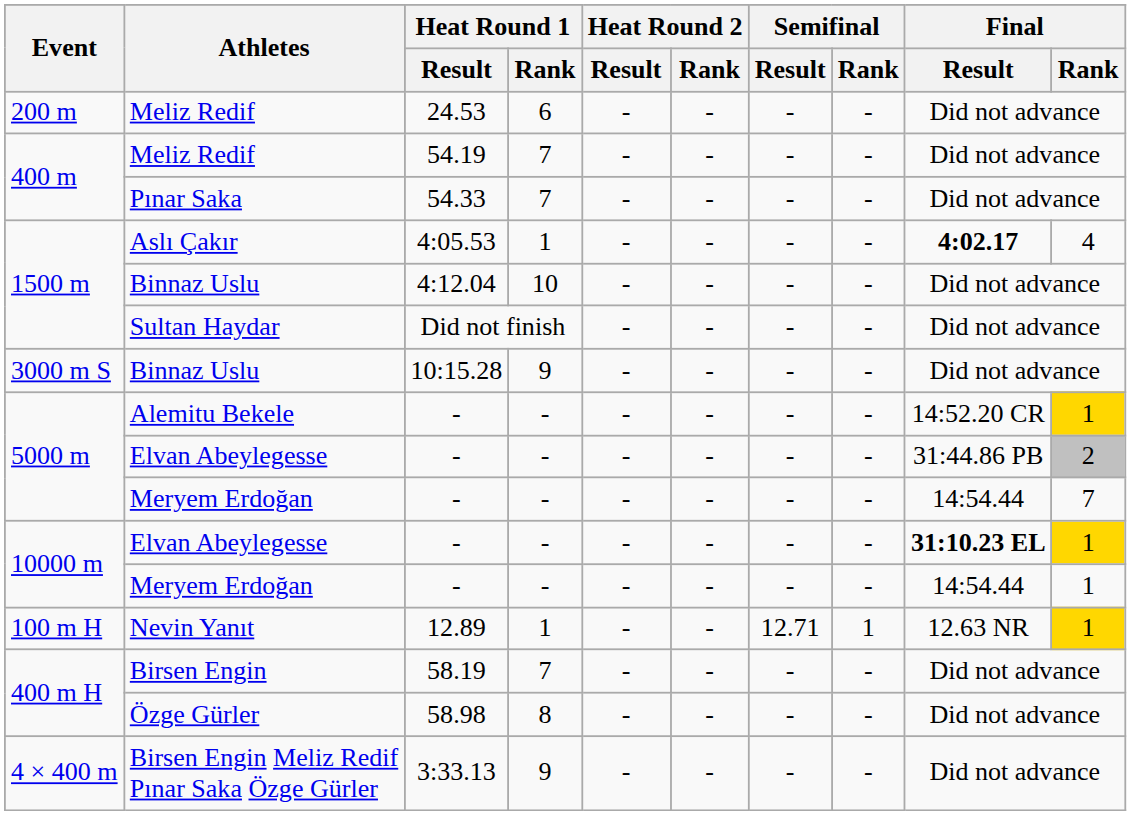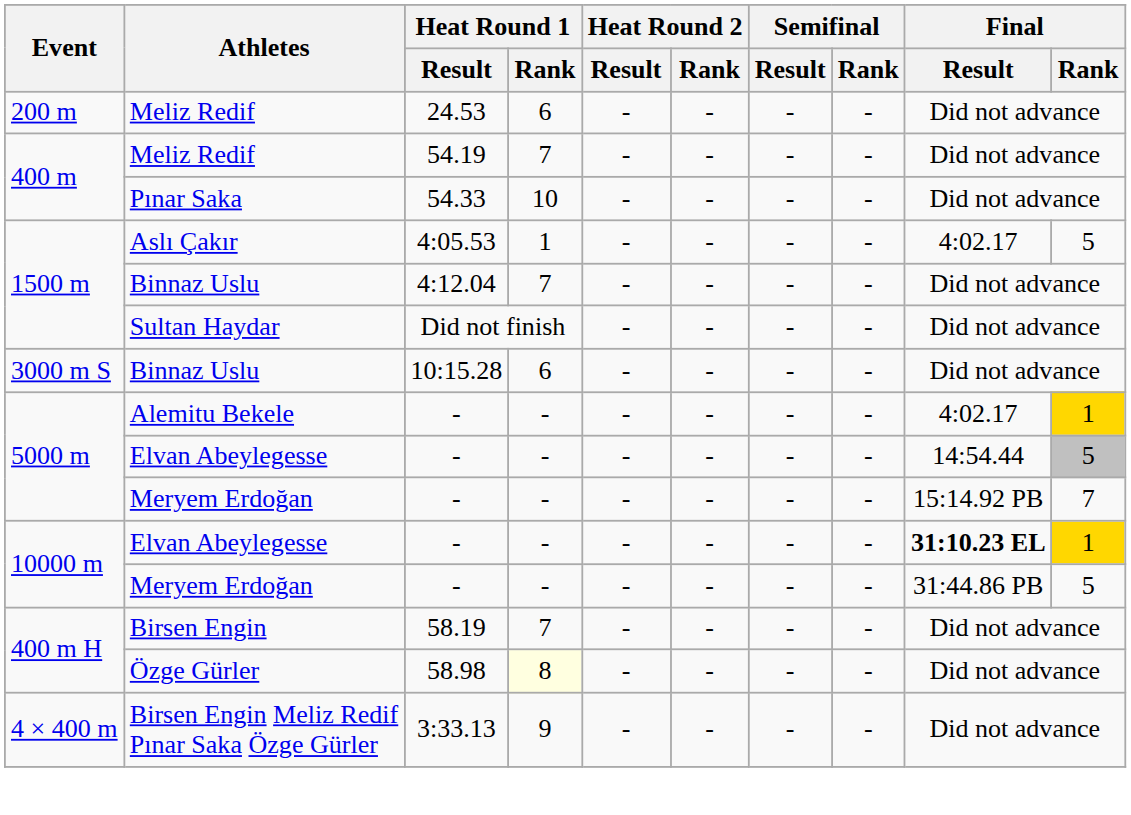(545, 198) 7 -> (545, 198) 10
(978, 241) bold -> (978, 241) normal
(1088, 241) 4 -> (1088, 241) 5
(545, 284) 10 -> (545, 284) 7
(545, 370) 9 -> (545, 370) 6
(978, 413) 14:52.20 CR -> (978, 413) 4:02.17
(978, 456) 31:44.86 PB -> (978, 456) 14:54.44
(1088, 456) 2 -> (1088, 456) 5
(978, 499) 14:54.44 -> (978, 499) 15:14.92 PB
(978, 585) 14:54.44 -> (978, 585) 31:44.86 PB
(1088, 585) 1 -> (1088, 585) 5
- row: (57, 628)
(545, 714) no background -> (545, 671) lightyellow background
